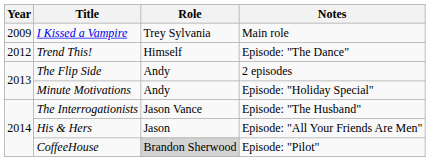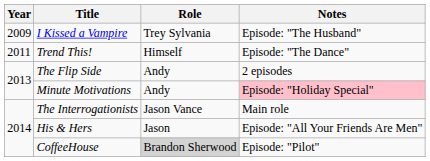(265, 33) Main role -> (302, 33) Episode: "The Husband"
(19, 52) 2012 -> (19, 52) 2011
(308, 90) no background -> (308, 90) pink background
(302, 109) Episode: "The Husband" -> (265, 109) Main role
